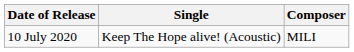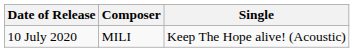columns swapped: (191, 15) <-> (316, 15)
